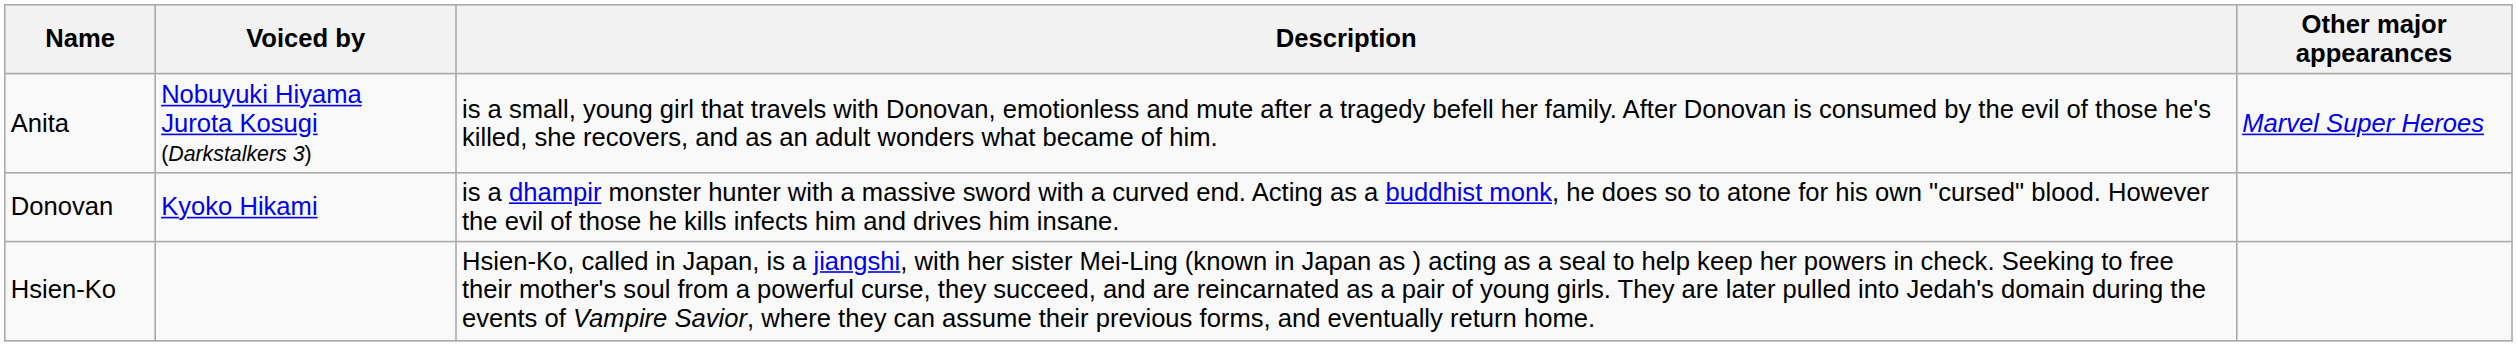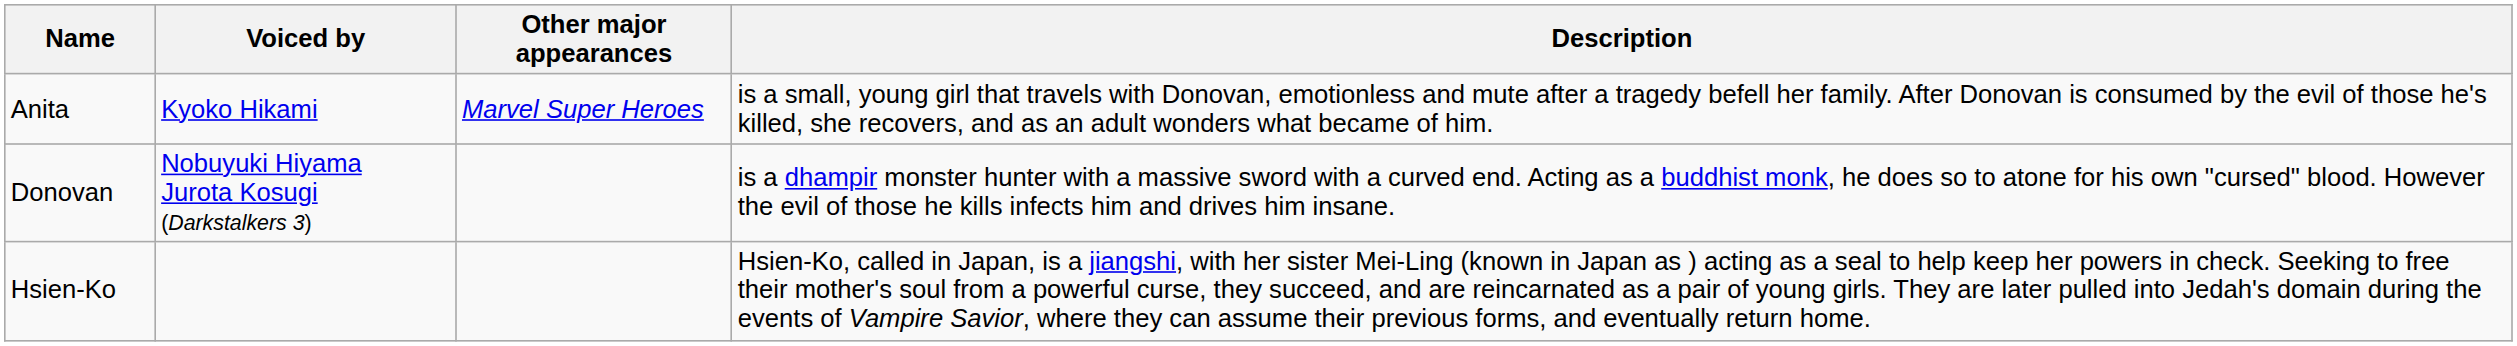columns swapped: (1346, 39) <-> (2374, 39)
(261, 123) Nobuyuki Hiyama Jurota Kosugi (Darkstalkers 3) -> (239, 108) Kyoko Hikami
(239, 206) Kyoko Hikami -> (261, 192) Nobuyuki Hiyama Jurota Kosugi (Darkstalkers 3)
